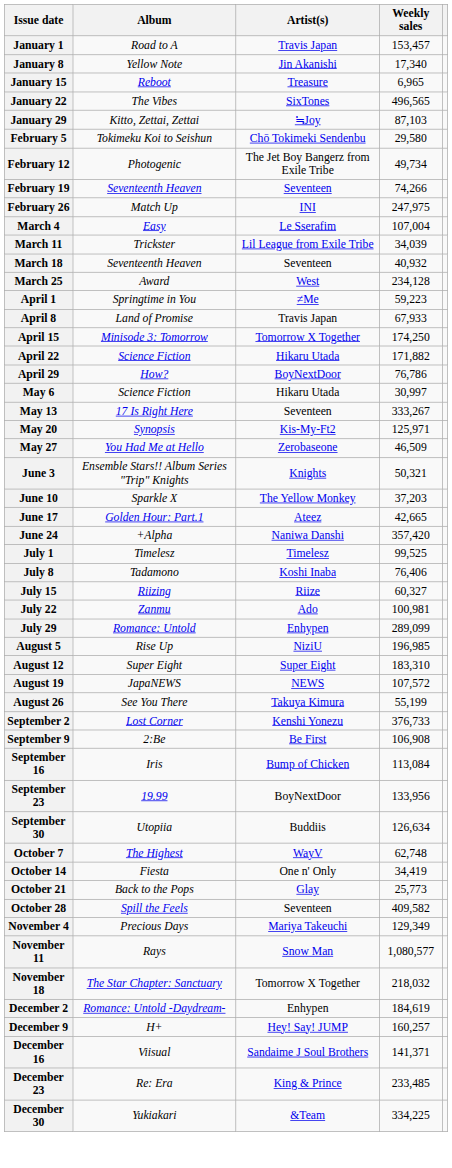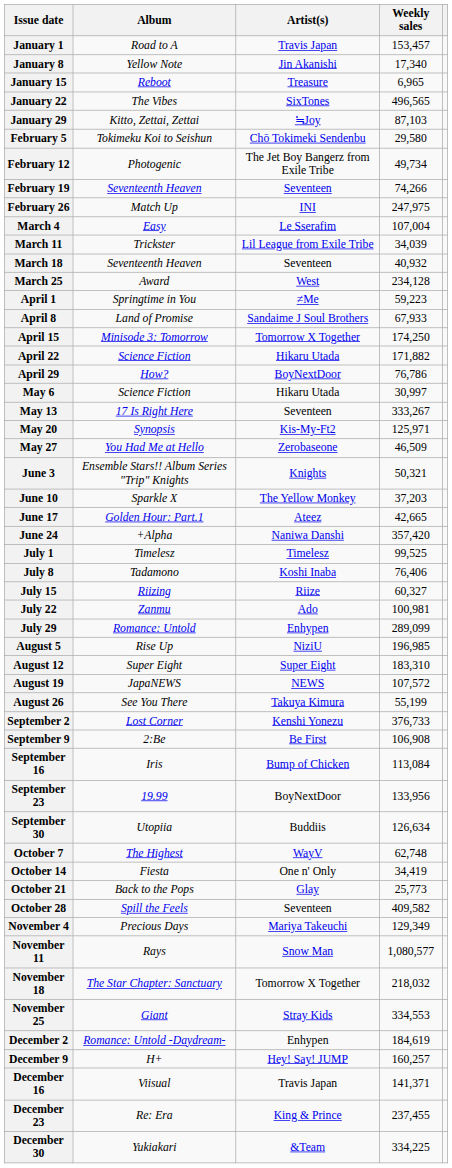(308, 318) Travis Japan -> (308, 318) Sandaime J Soul Brothers
+ row: (39, 1015)
(308, 1052) Sandaime J Soul Brothers -> (308, 1084) Travis Japan
(411, 1084) 233,485 -> (411, 1115) 237,455
